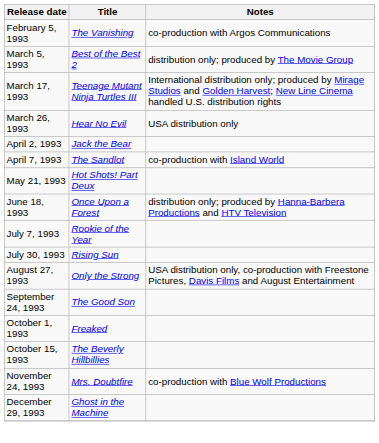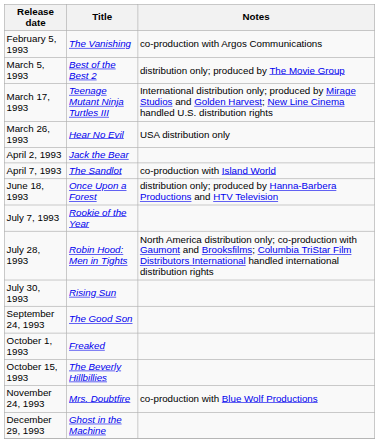- row: (36, 180)
+ row: (23, 255)
- row: (30, 275)
